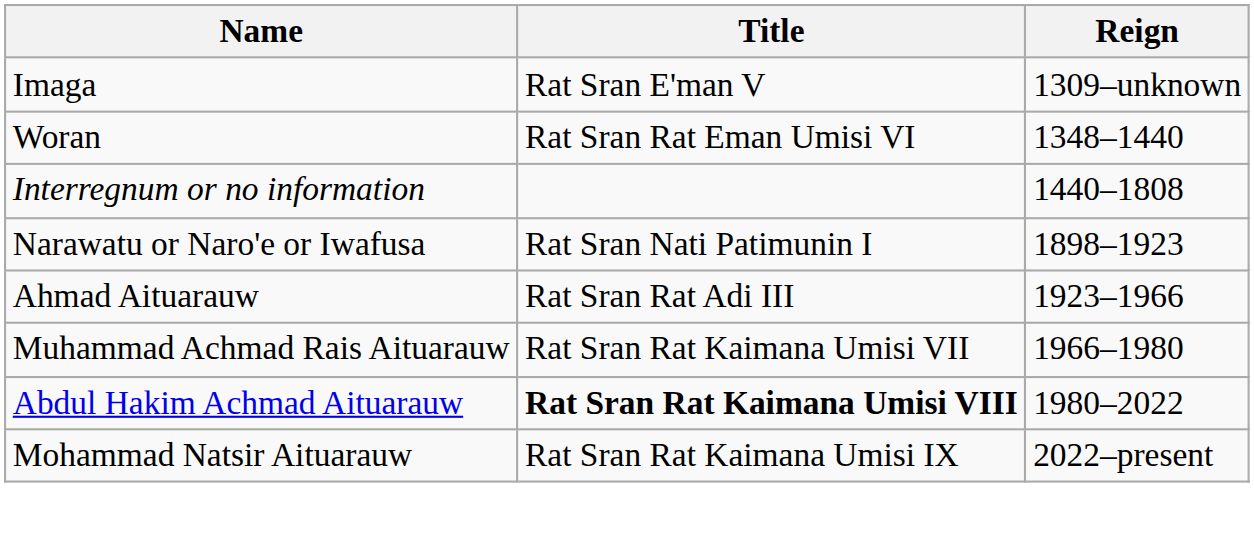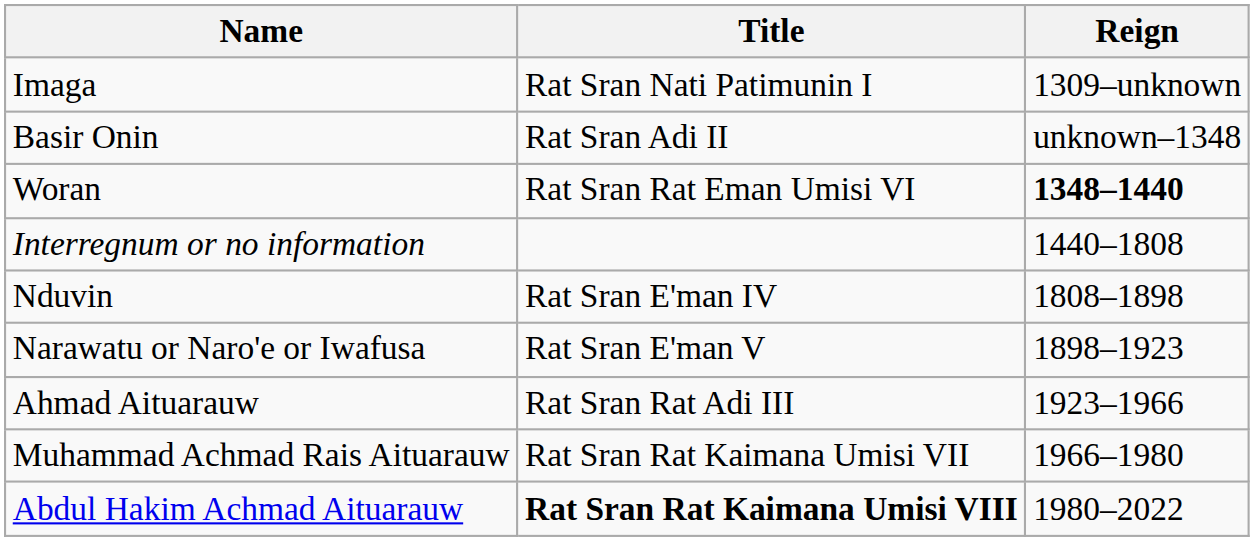(645, 84) Rat Sran E'man V -> (699, 84) Rat Sran Nati Patimunin I
+ row: (86, 137)
(1108, 137) normal -> (1108, 190) bold
+ row: (63, 296)
(699, 243) Rat Sran Nati Patimunin I -> (645, 349) Rat Sran E'man V
- row: (212, 455)
